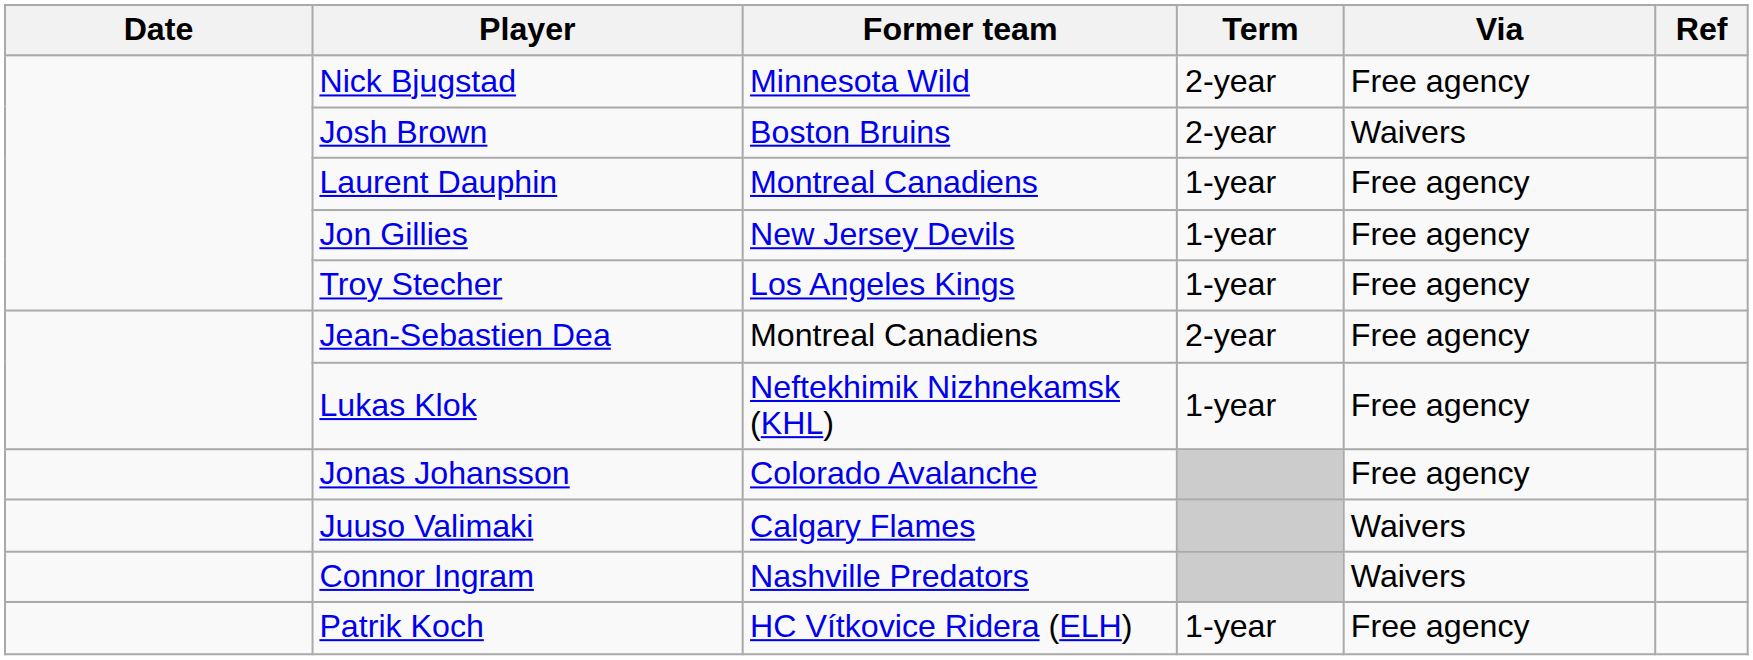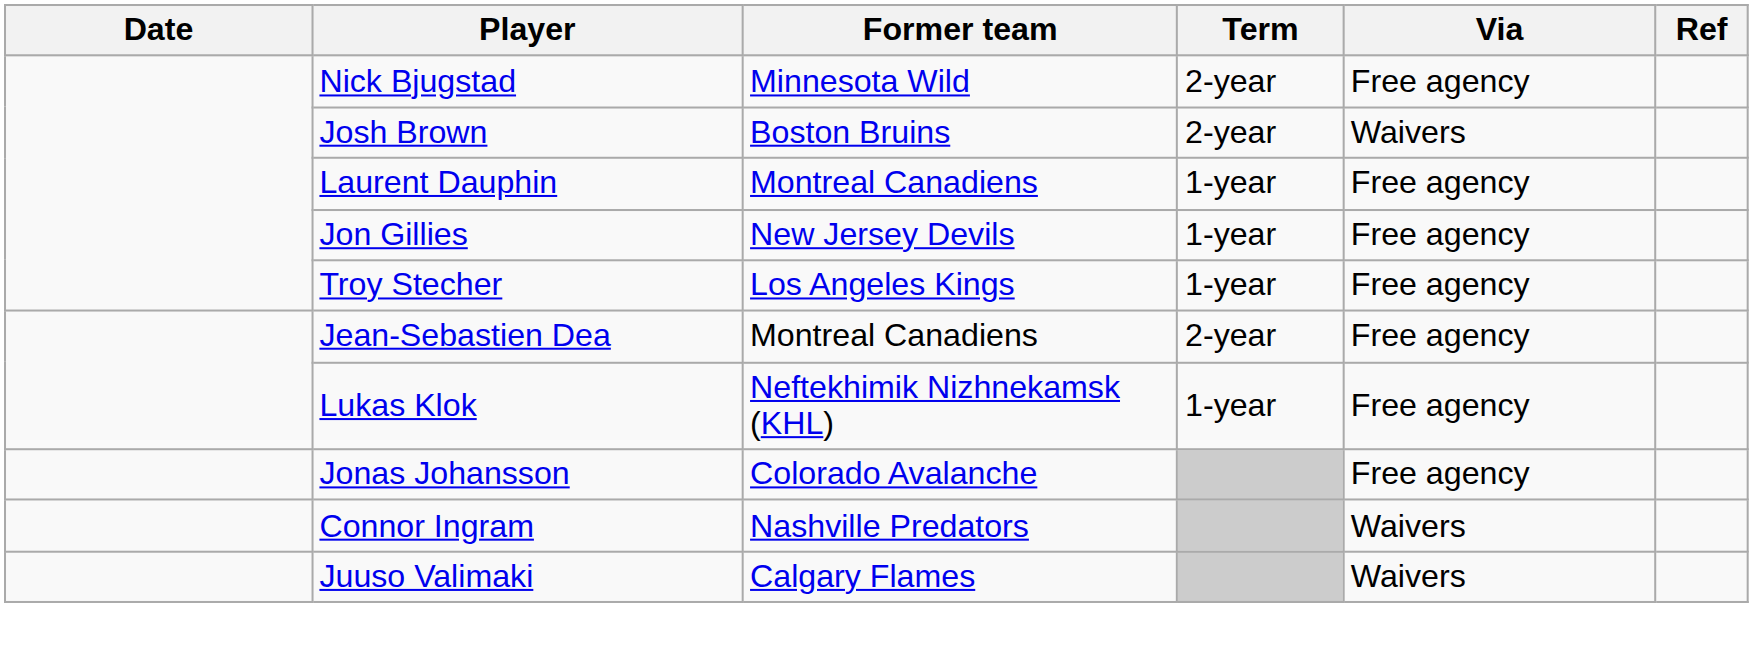rows swapped: (426, 525) <-> (427, 576)
- row: (402, 627)
